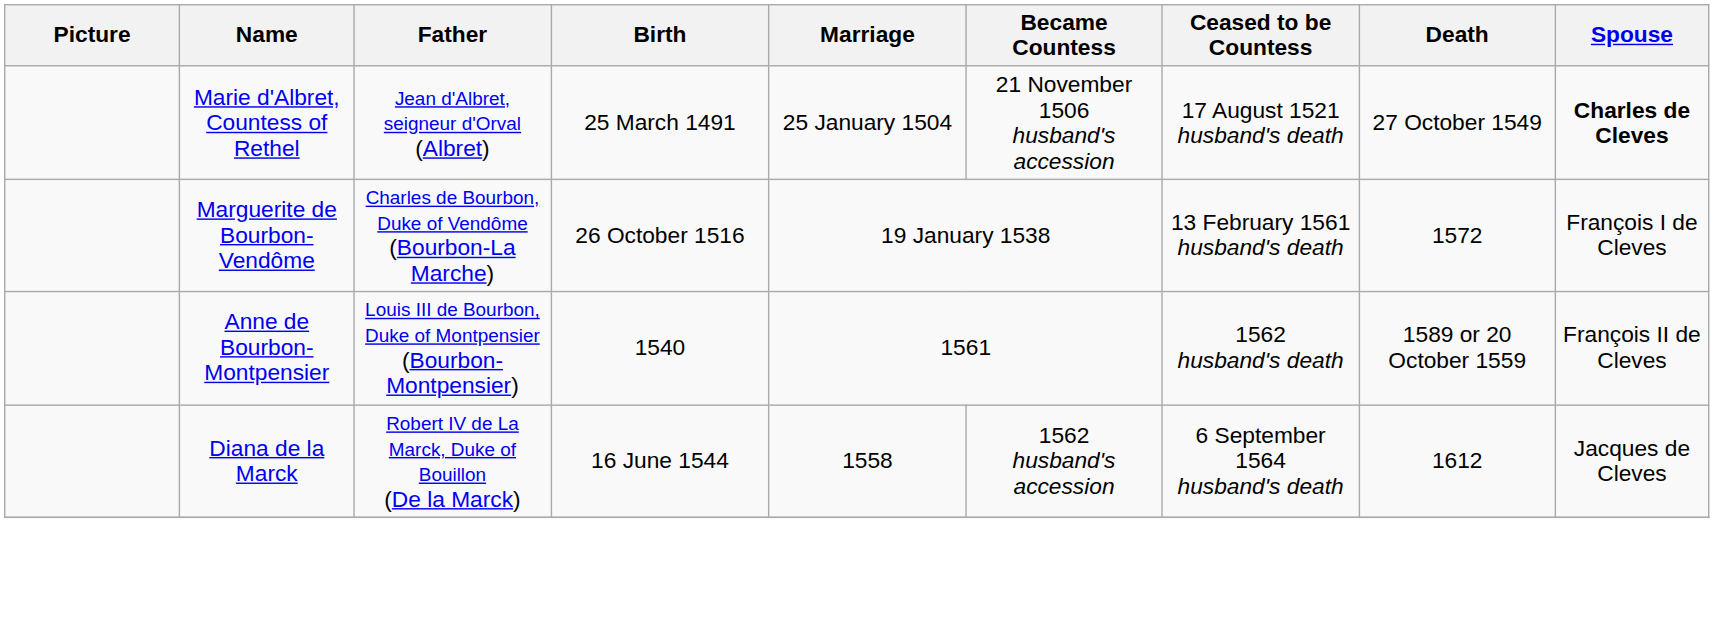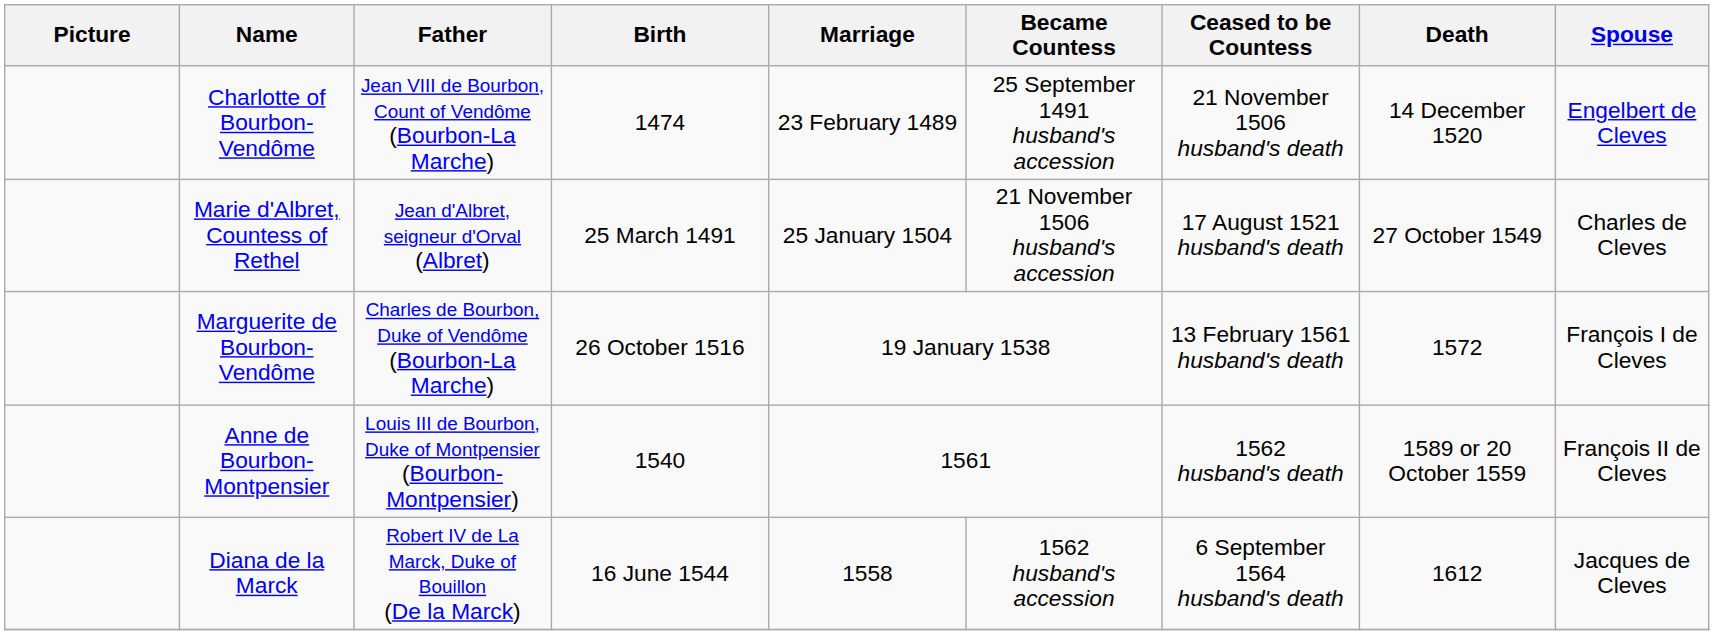+ row: (267, 122)
(1632, 122) bold -> (1632, 235) normal
